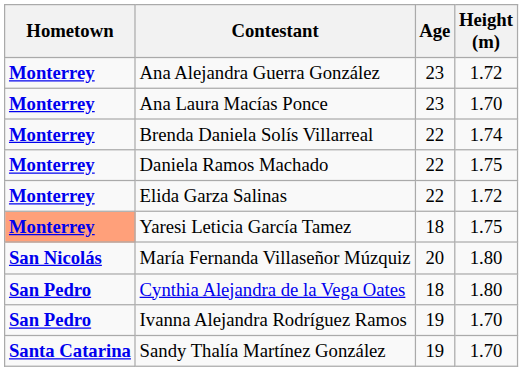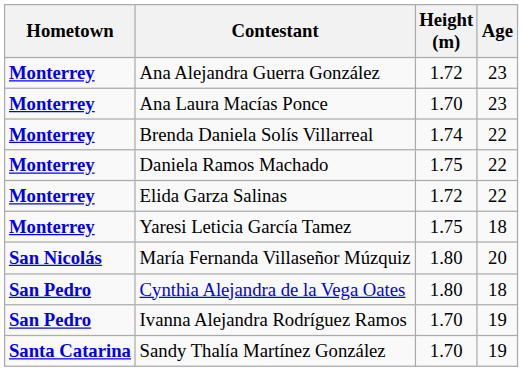columns swapped: (435, 31) <-> (486, 31)
(52, 227) lightsalmon background -> (52, 227) no background
